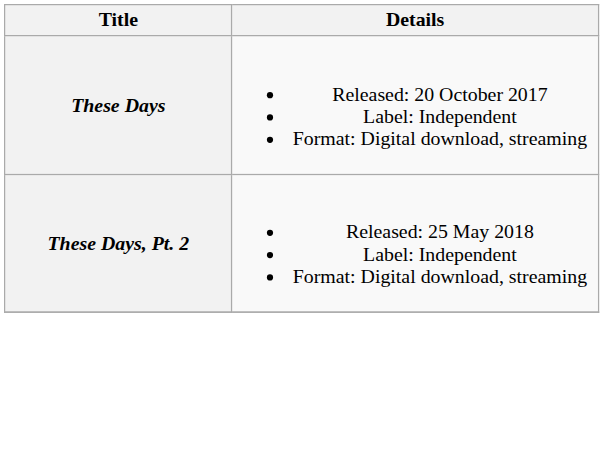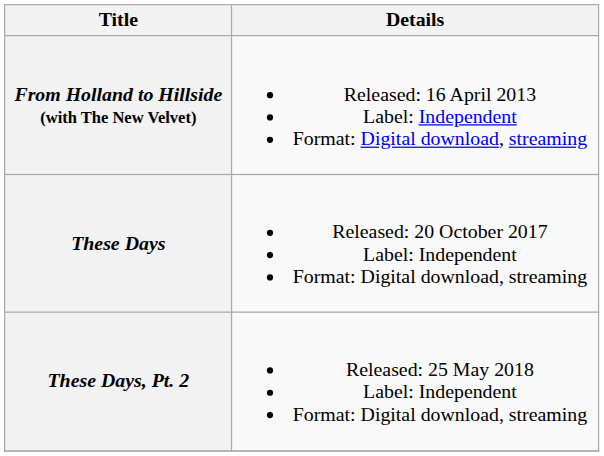+ row: (118, 105)
